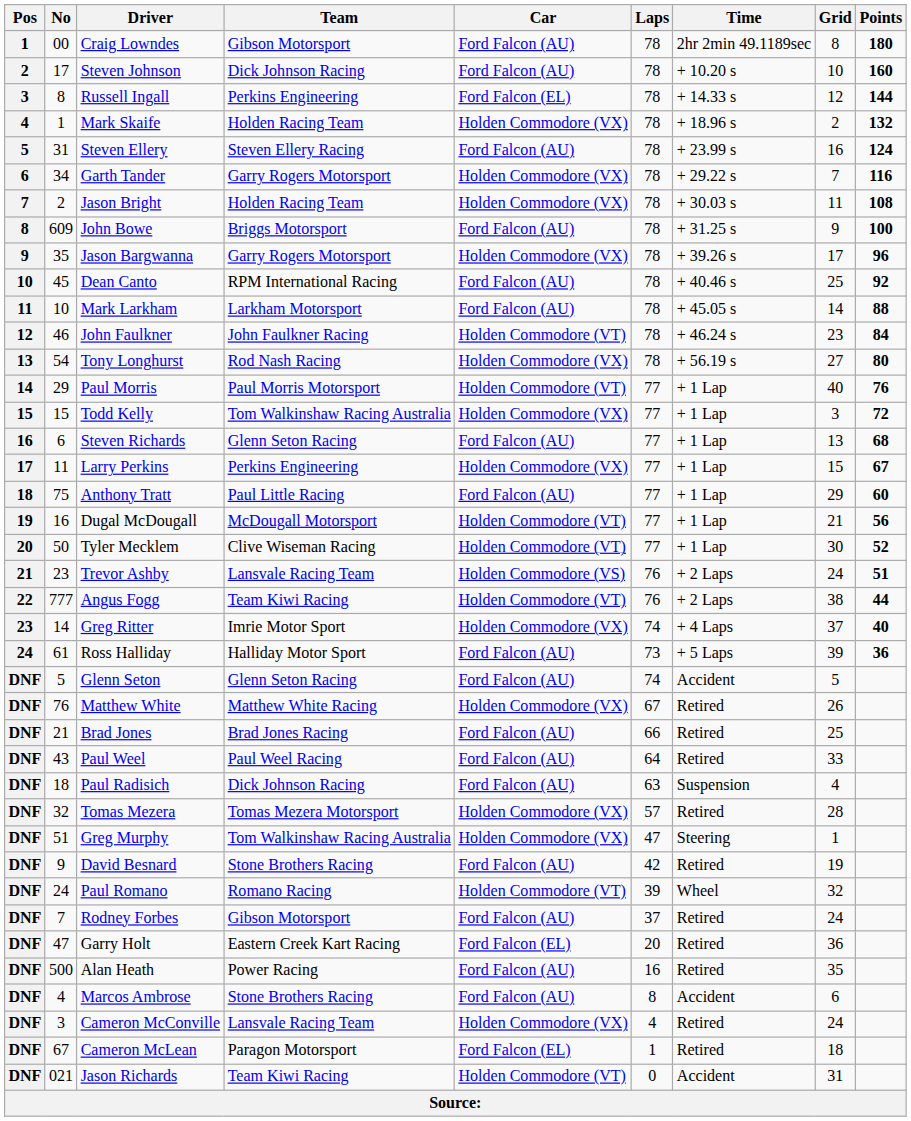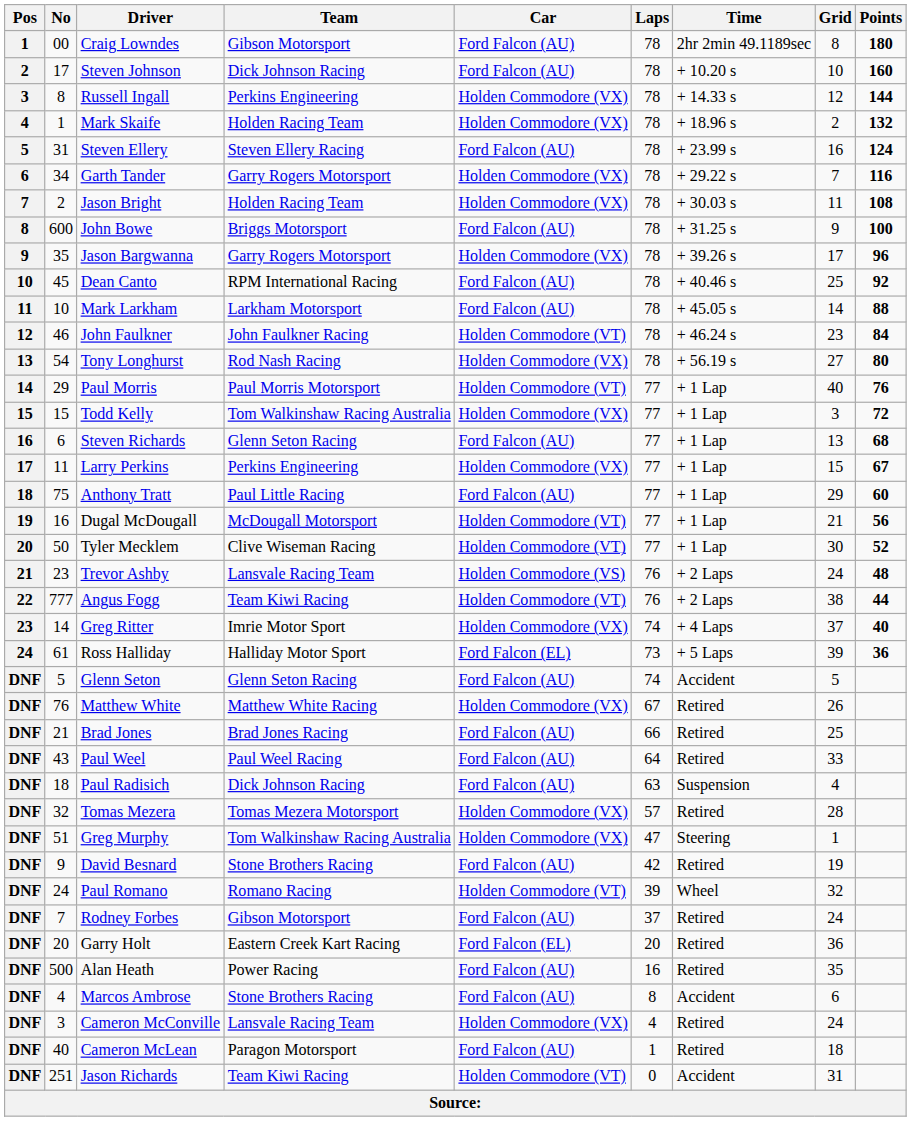(515, 96) Ford Falcon (EL) -> (543, 96) Holden Commodore (VX)
(61, 229) 609 -> (61, 229) 600
(881, 573) 51 -> (881, 573) 48
(516, 652) Ford Falcon (AU) -> (515, 652) Ford Falcon (EL)
(61, 944) 47 -> (61, 944) 20
(61, 1049) 67 -> (61, 1049) 40
(515, 1049) Ford Falcon (EL) -> (516, 1049) Ford Falcon (AU)
(61, 1076) 021 -> (61, 1076) 251
